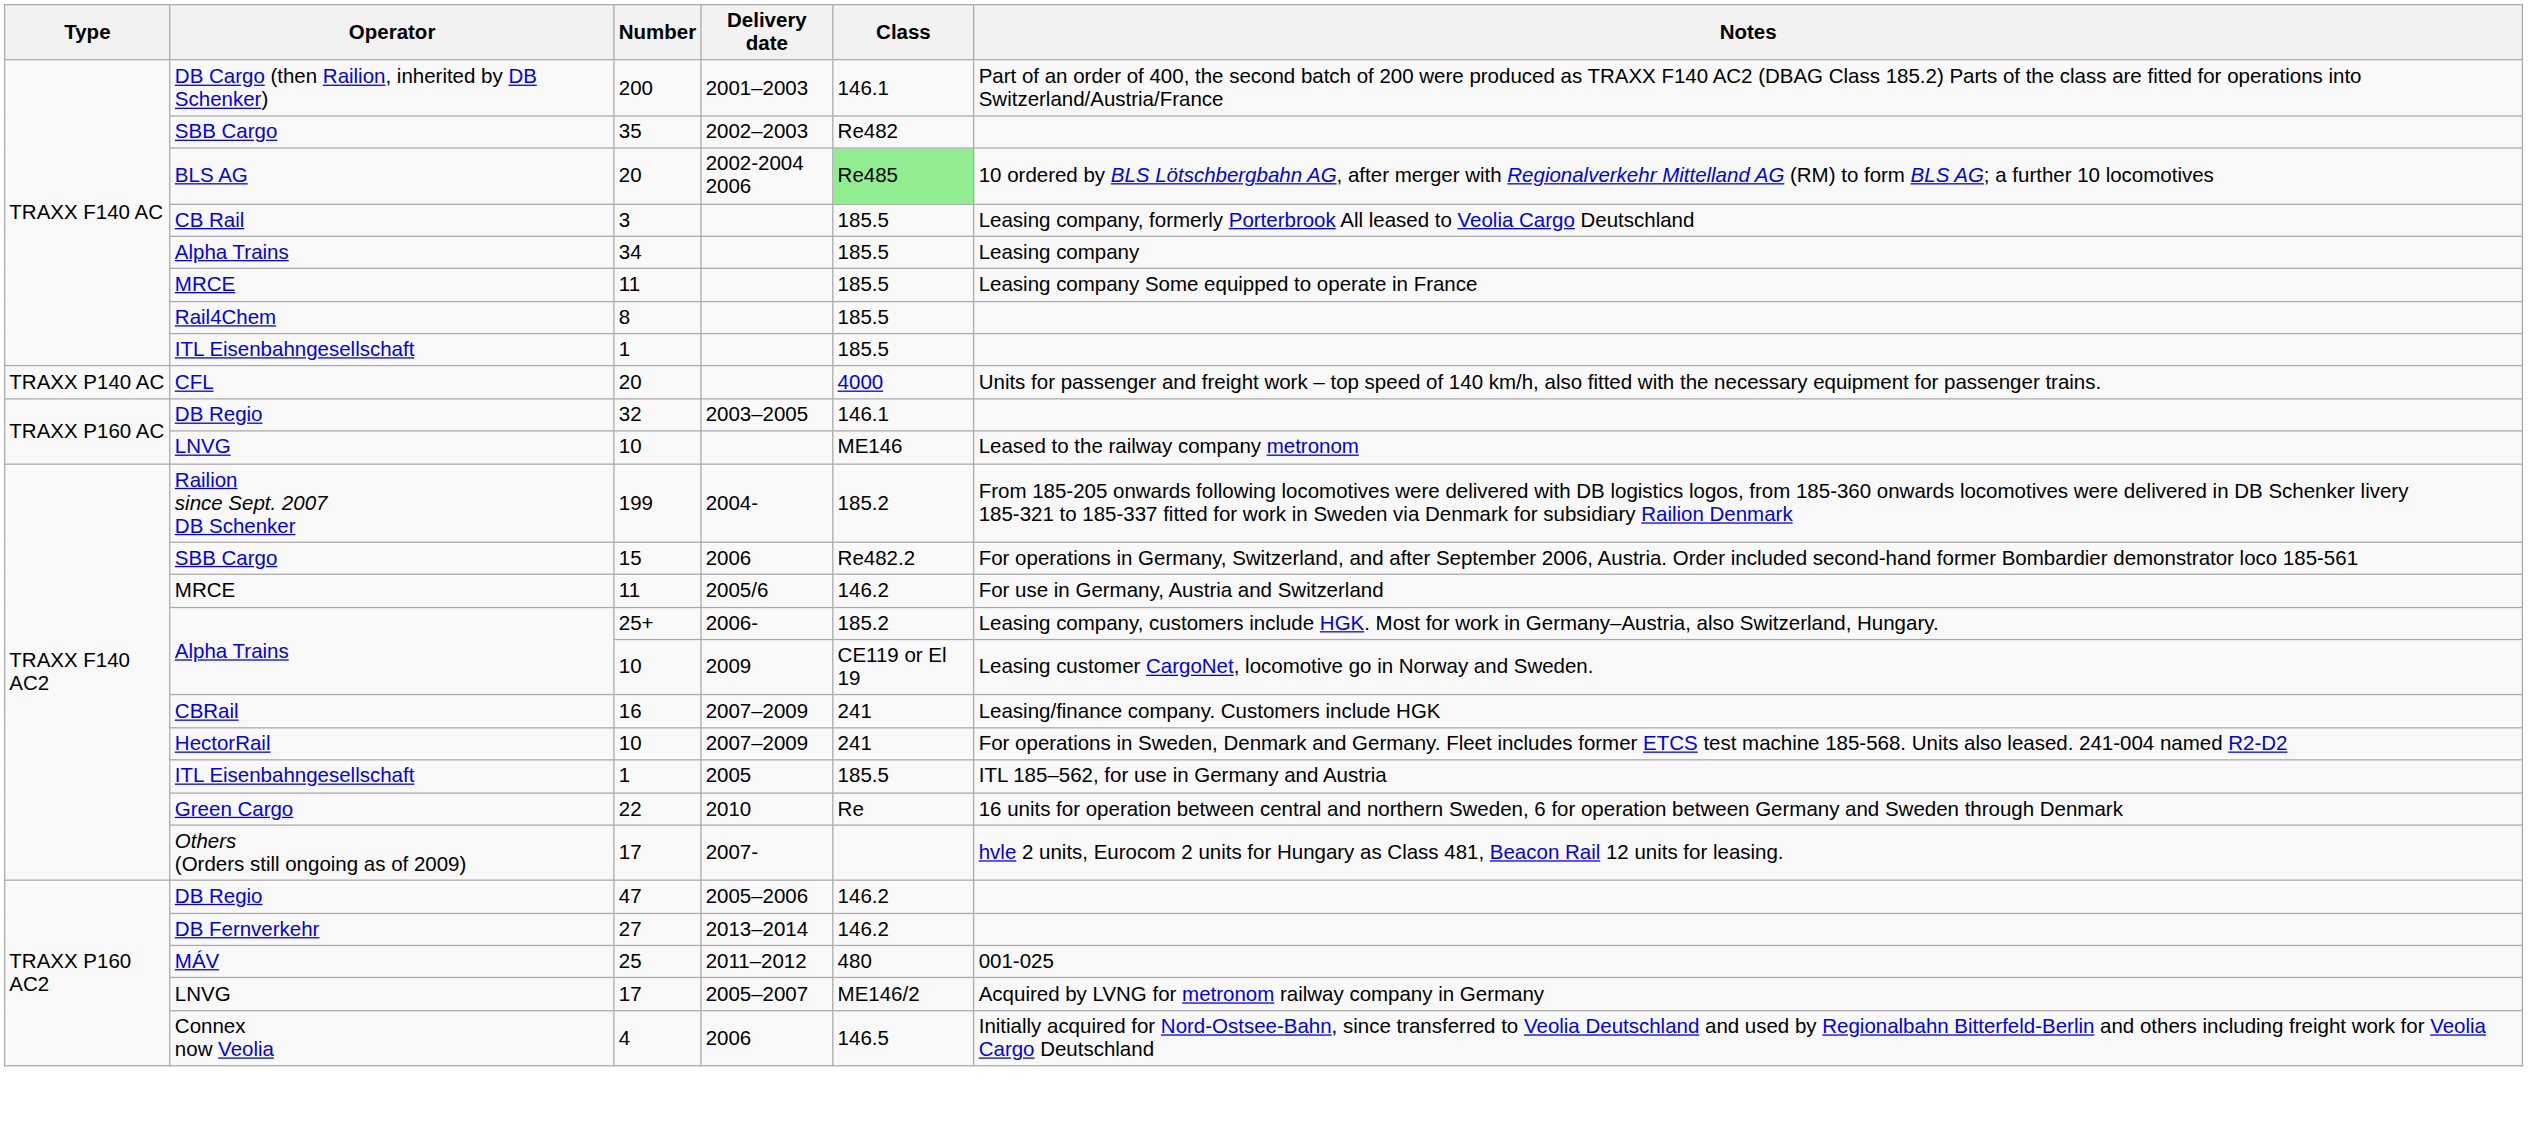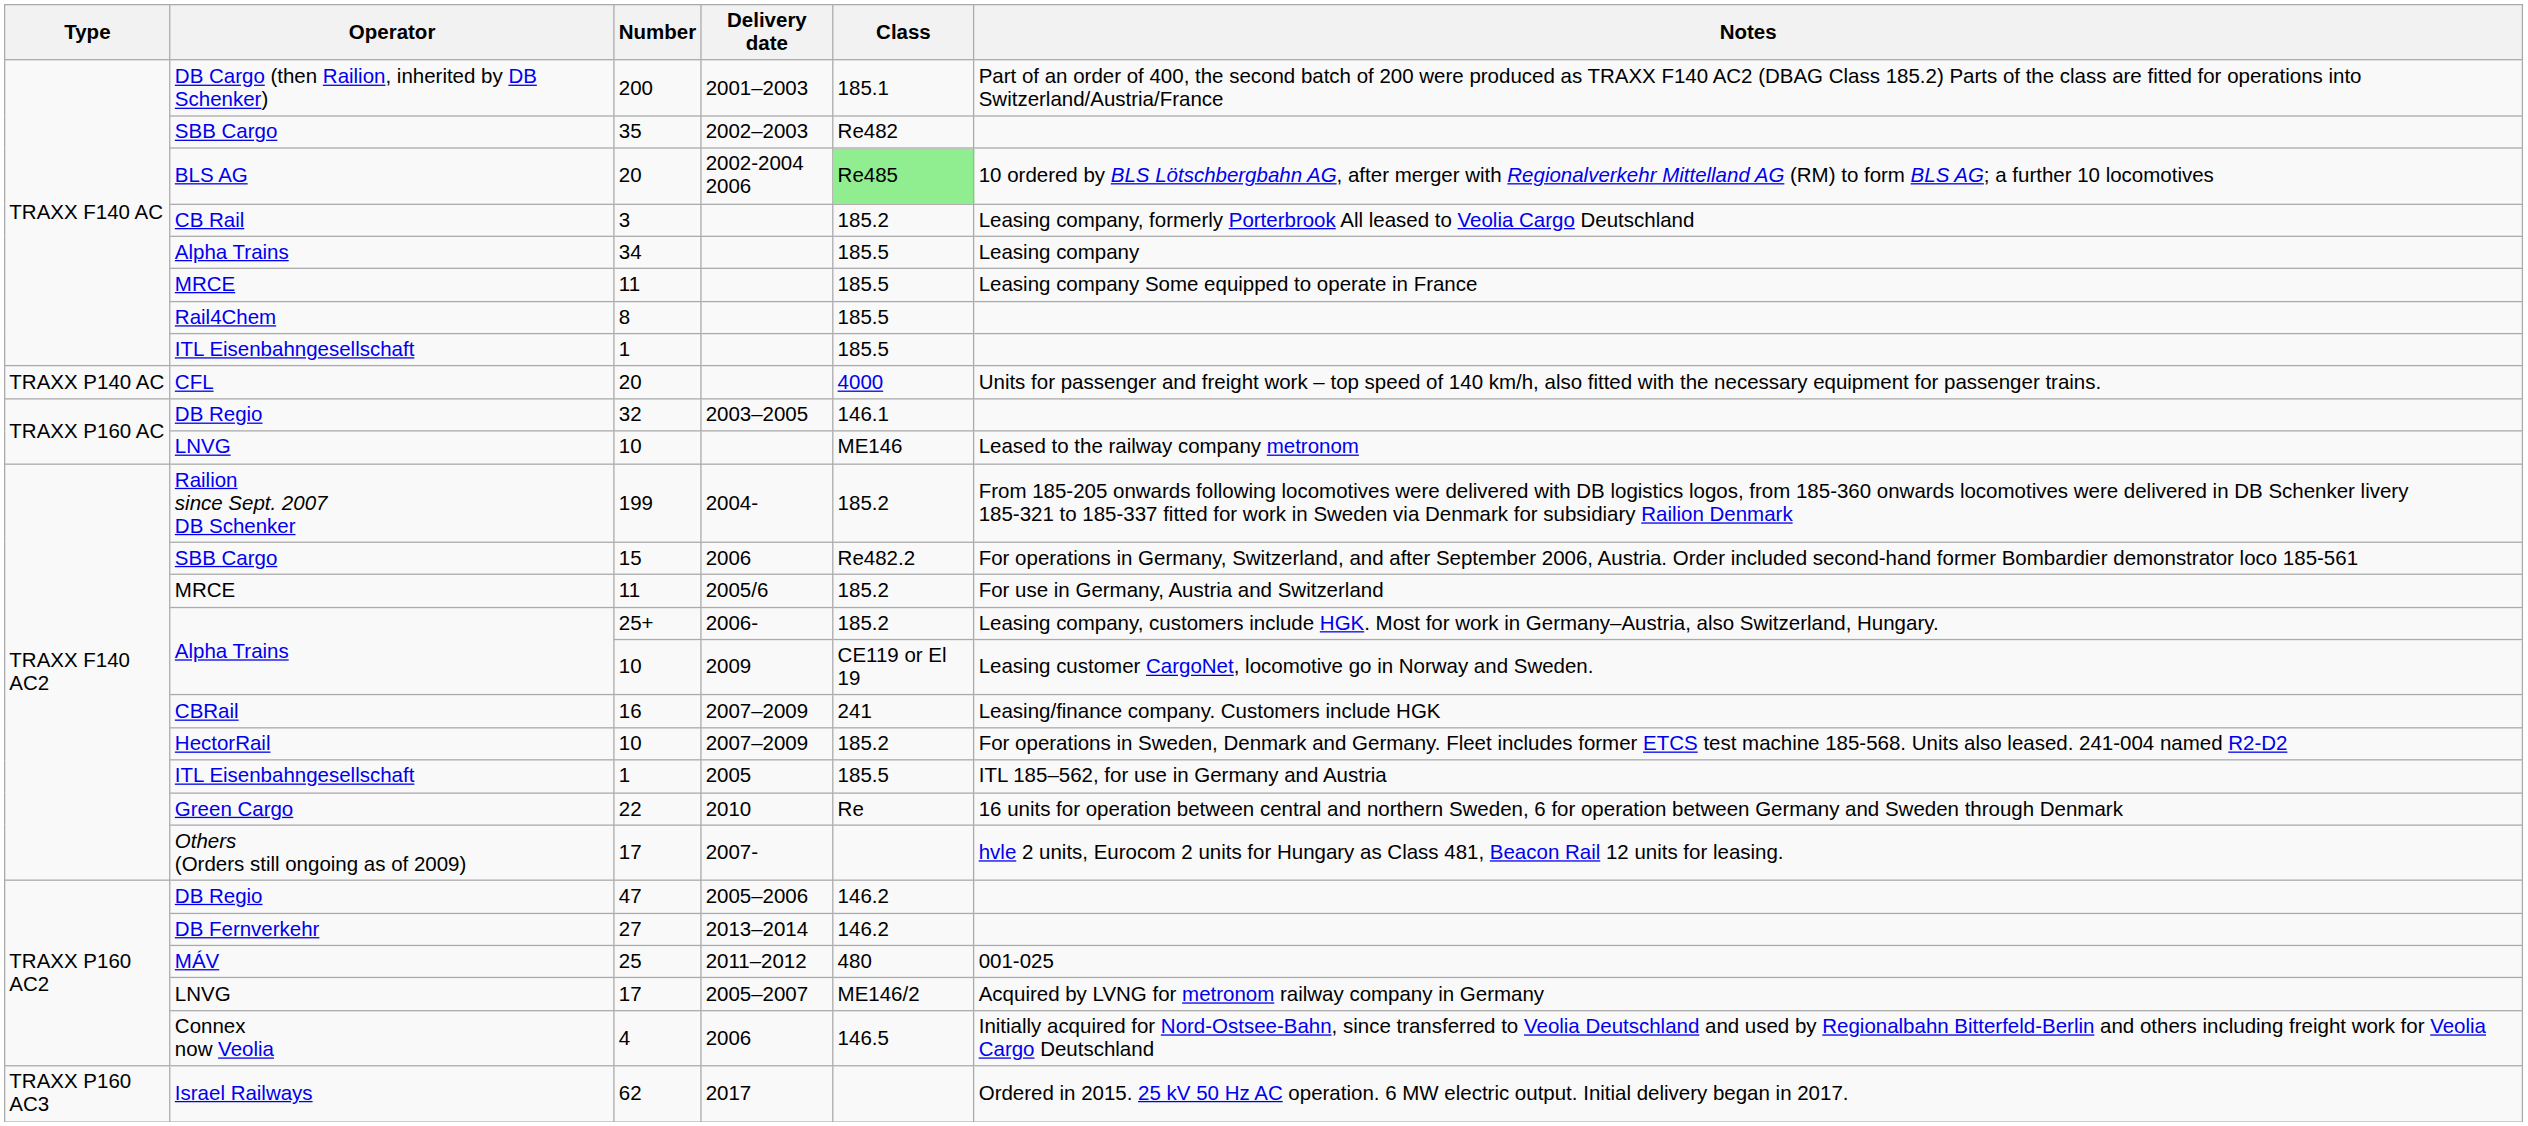(863, 87) 146.1 -> (863, 87) 185.1
(863, 219) 185.5 -> (863, 219) 185.2
(863, 590) 146.2 -> (863, 590) 185.2
(855, 743) 241 -> (863, 743) 185.2
+ row: (630, 1093)
